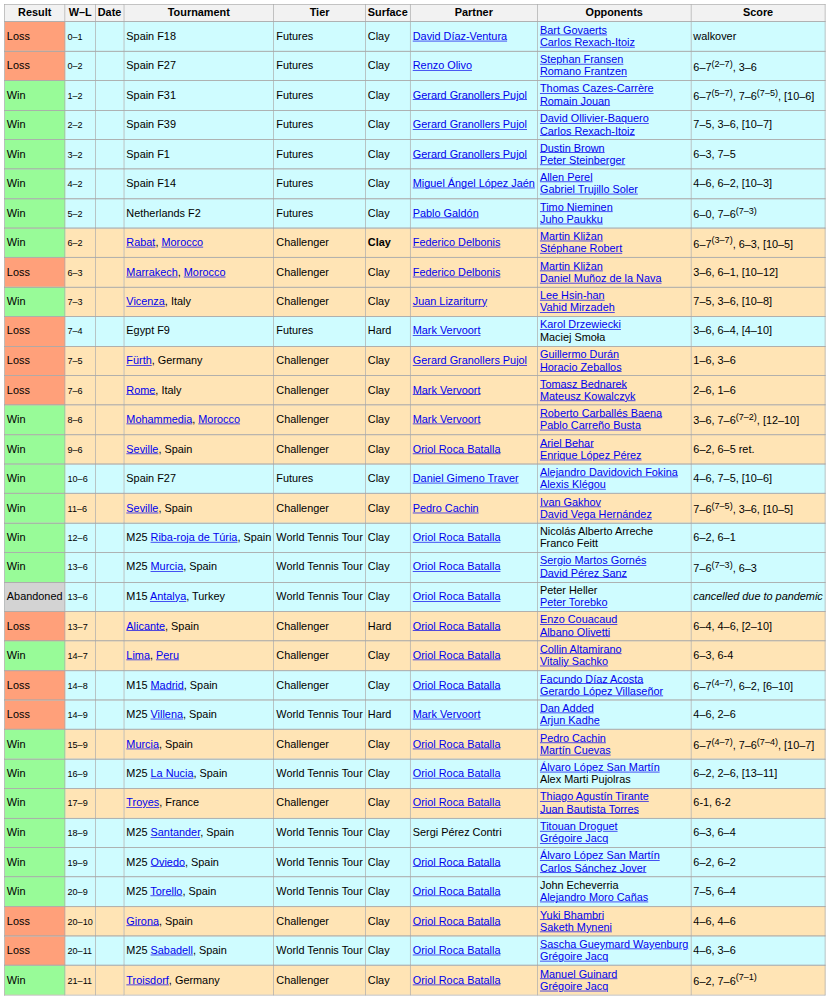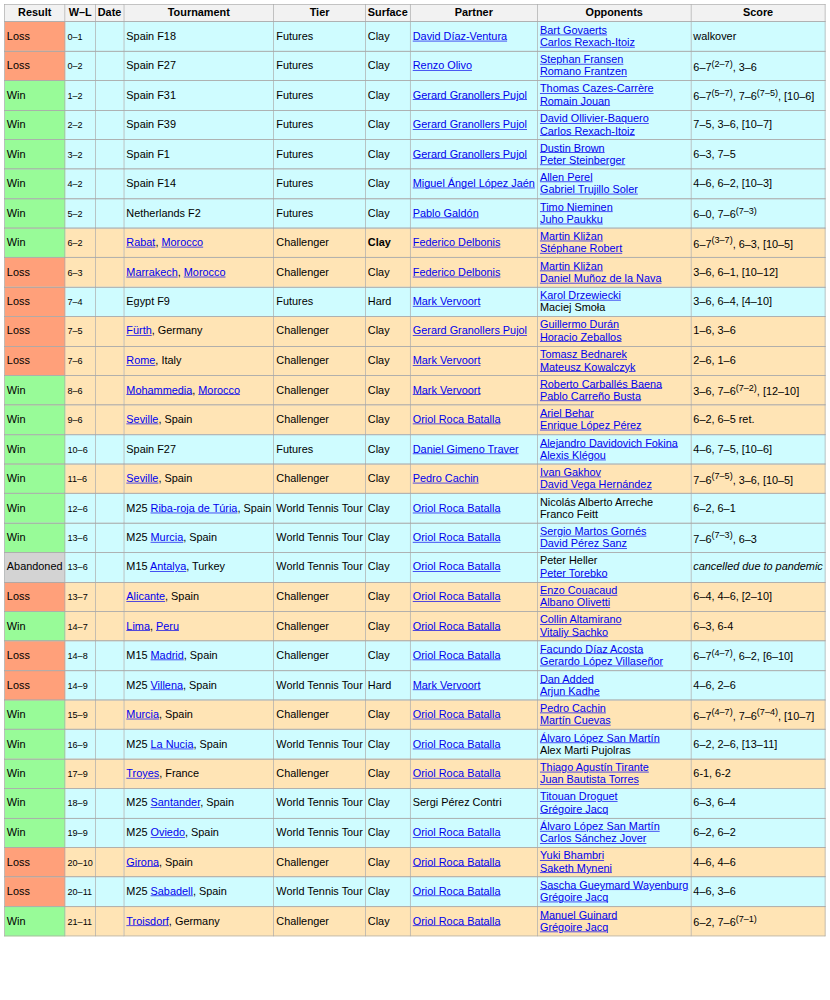- row: (75, 302)
(380, 626) Hard -> (379, 596) Clay
- row: (78, 892)
